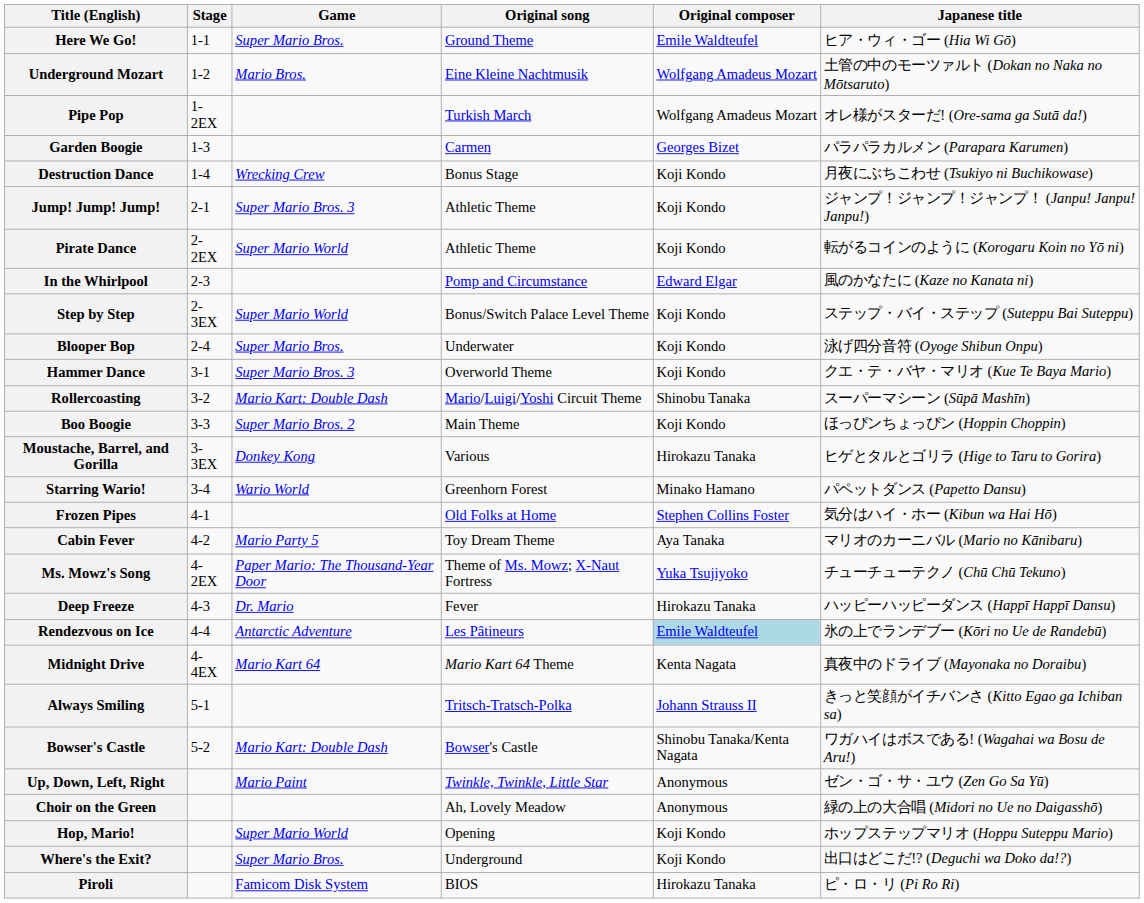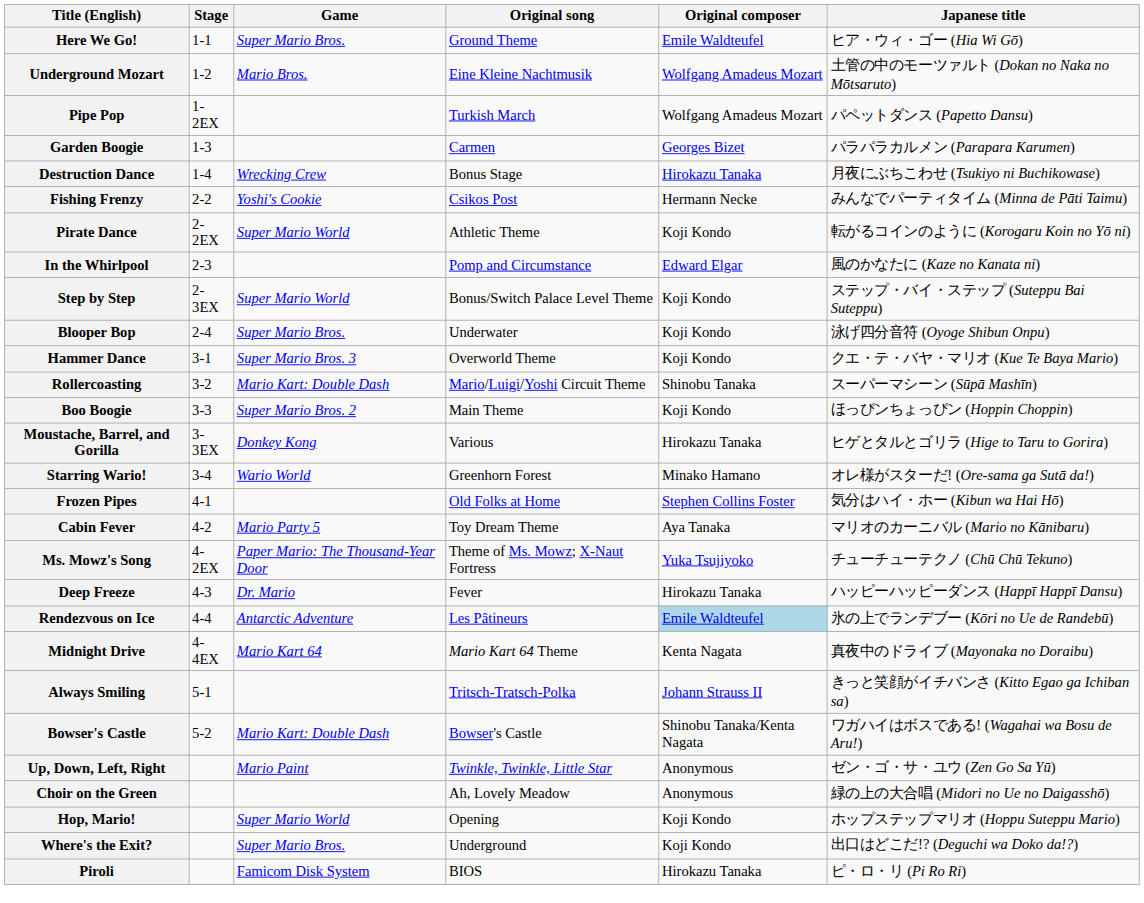(955, 114) オレ様がスターだ! (Ore-sama ga Sutā da!) -> (932, 114) パペットダンス (Papetto Dansu)
(691, 173) Koji Kondo -> (712, 173) Hirokazu Tanaka
- row: (96, 207)
+ row: (97, 199)
(925, 488) パペットダンス (Papetto Dansu) -> (962, 475) オレ様がスターだ! (Ore-sama ga Sutā da!)
